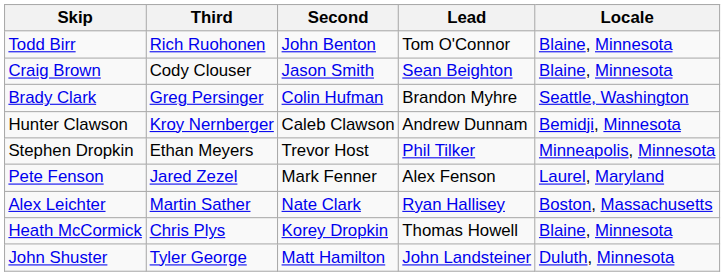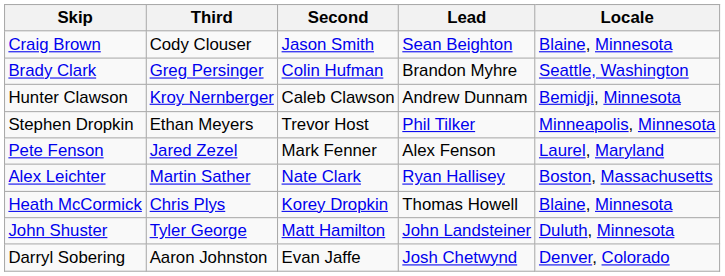- row: (42, 44)
+ row: (67, 257)
